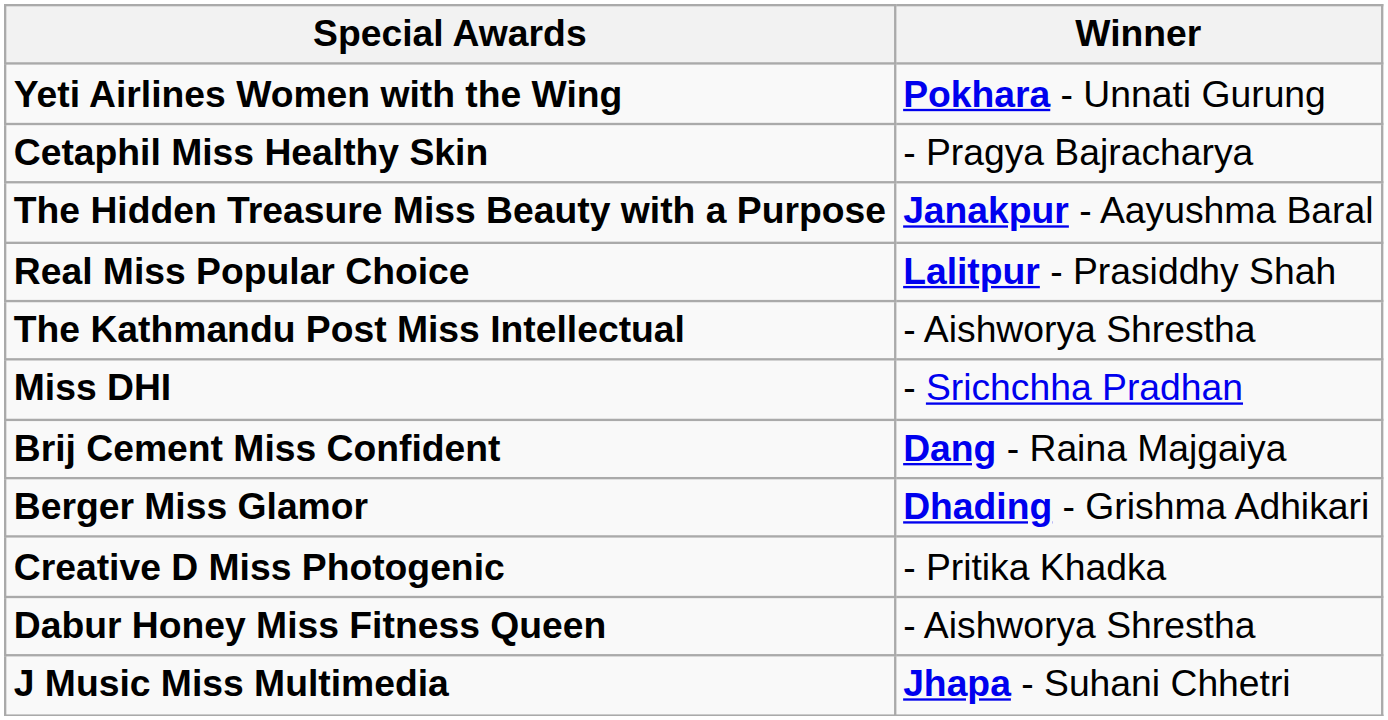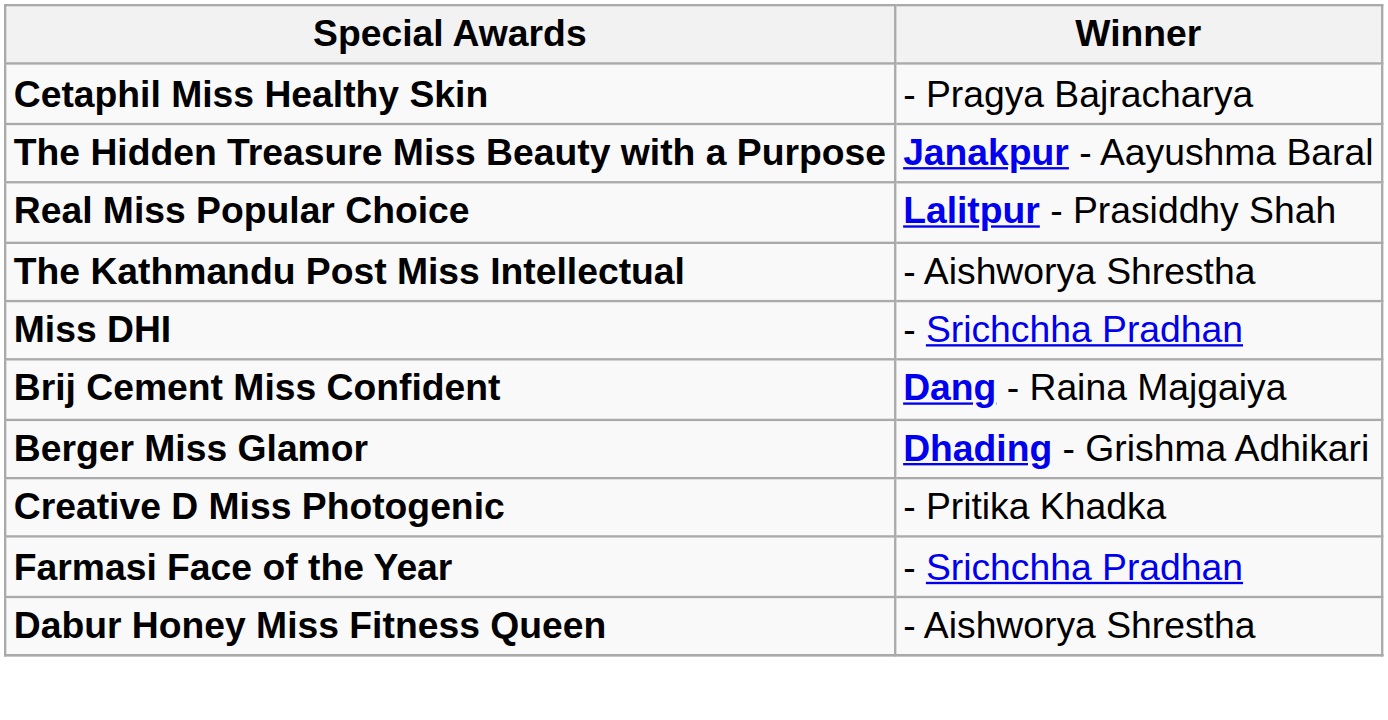- row: (318, 93)
+ row: (233, 566)
- row: (231, 684)
